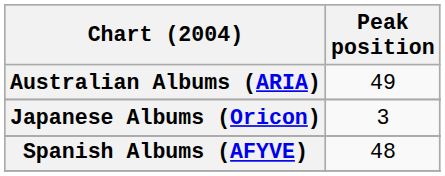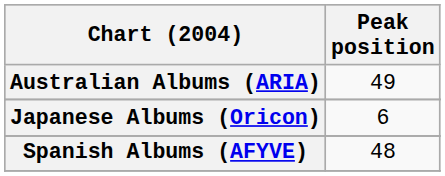(383, 118) 3 -> (383, 118) 6
